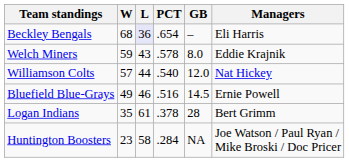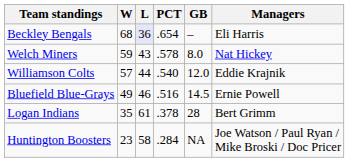(250, 53) Eddie Krajnik -> (243, 53) Nat Hickey
(243, 73) Nat Hickey -> (250, 73) Eddie Krajnik
